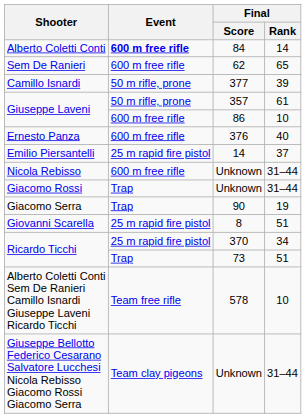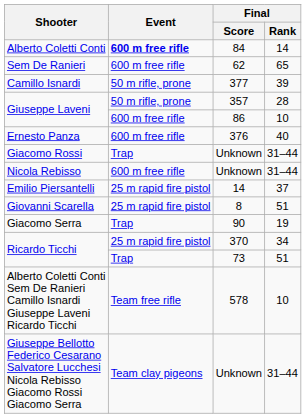(283, 101) 61 -> (283, 101) 28
rows swapped: (51, 154) <-> (45, 189)
rows swapped: (50, 224) <-> (44, 206)
